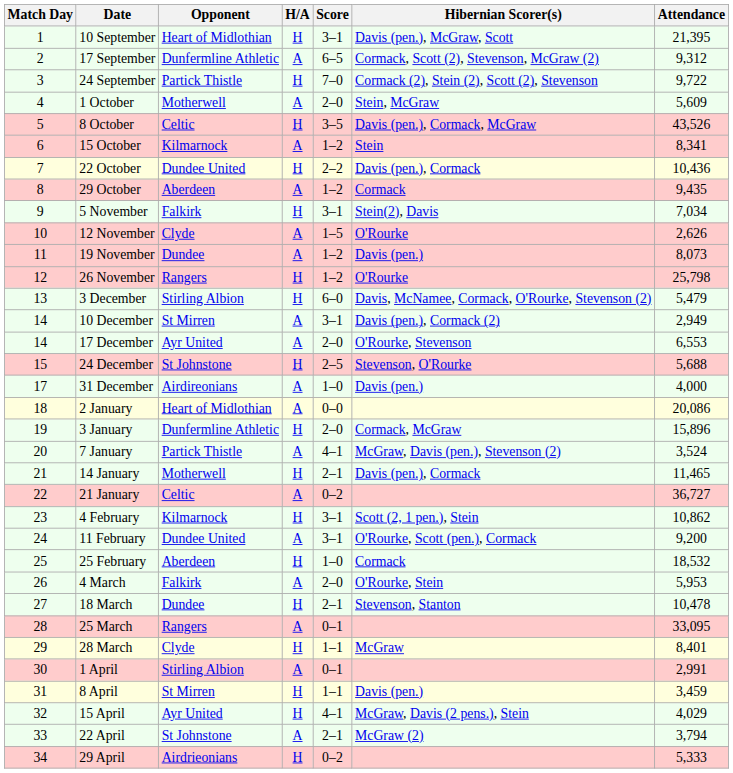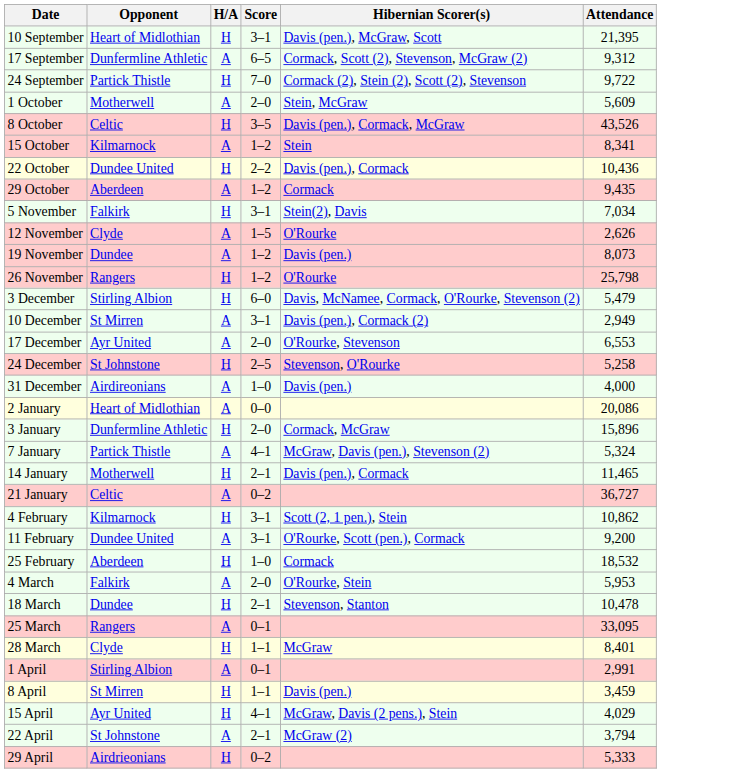- column: (40, 15)
(691, 364) 5,688 -> (620, 364) 5,258
(691, 451) 3,524 -> (620, 451) 5,324
